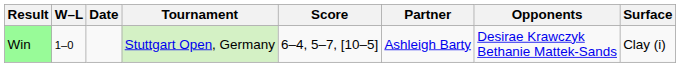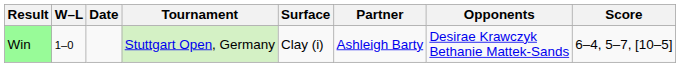columns swapped: (648, 15) <-> (330, 15)
